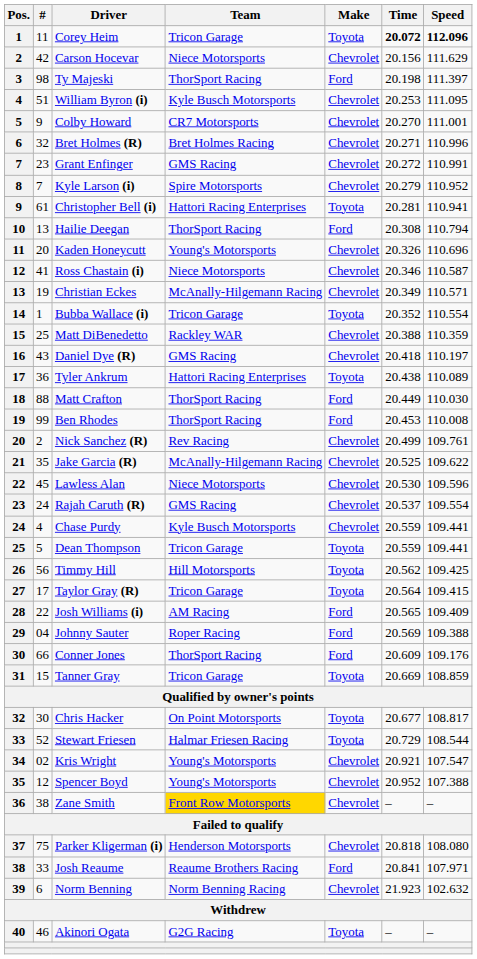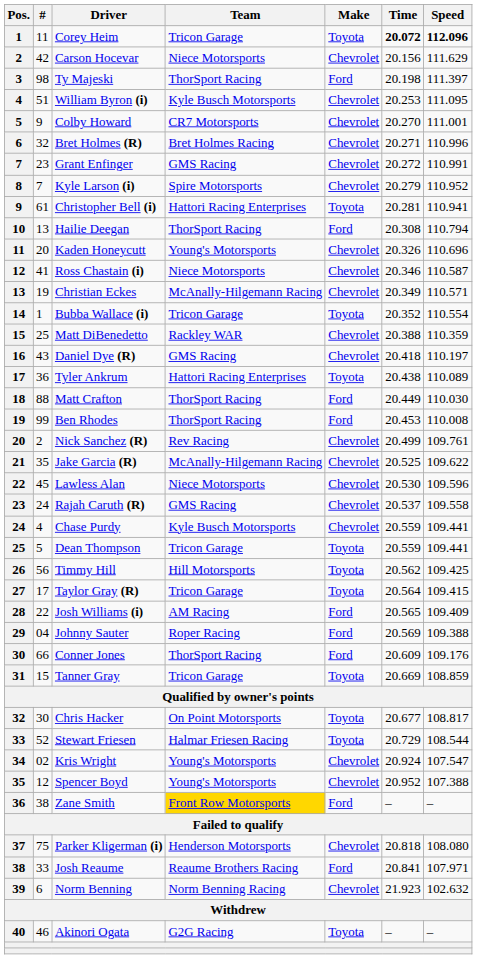(448, 505) 109.554 -> (448, 505) 109.558
(403, 760) 20.921 -> (403, 760) 20.924
(354, 803) Chevrolet -> (340, 803) Ford
